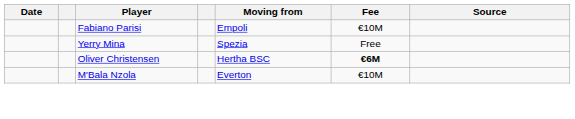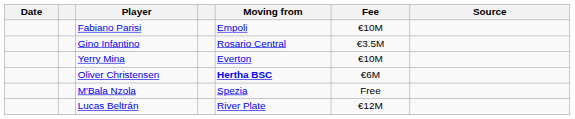+ row: (109, 43)
(232, 43) Spezia -> (234, 59) Everton
(370, 43) Free -> (370, 59) €10M
(244, 59) normal -> (245, 75) bold
(370, 59) bold -> (370, 75) normal
(234, 75) Everton -> (232, 91) Spezia
(370, 75) €10M -> (370, 91) Free
+ row: (108, 106)
